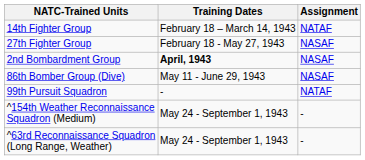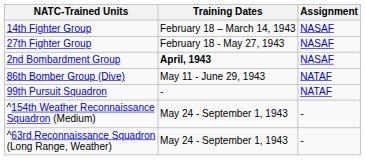(316, 28) NATAF -> (317, 28) NASAF
(317, 76) NASAF -> (316, 76) NATAF
